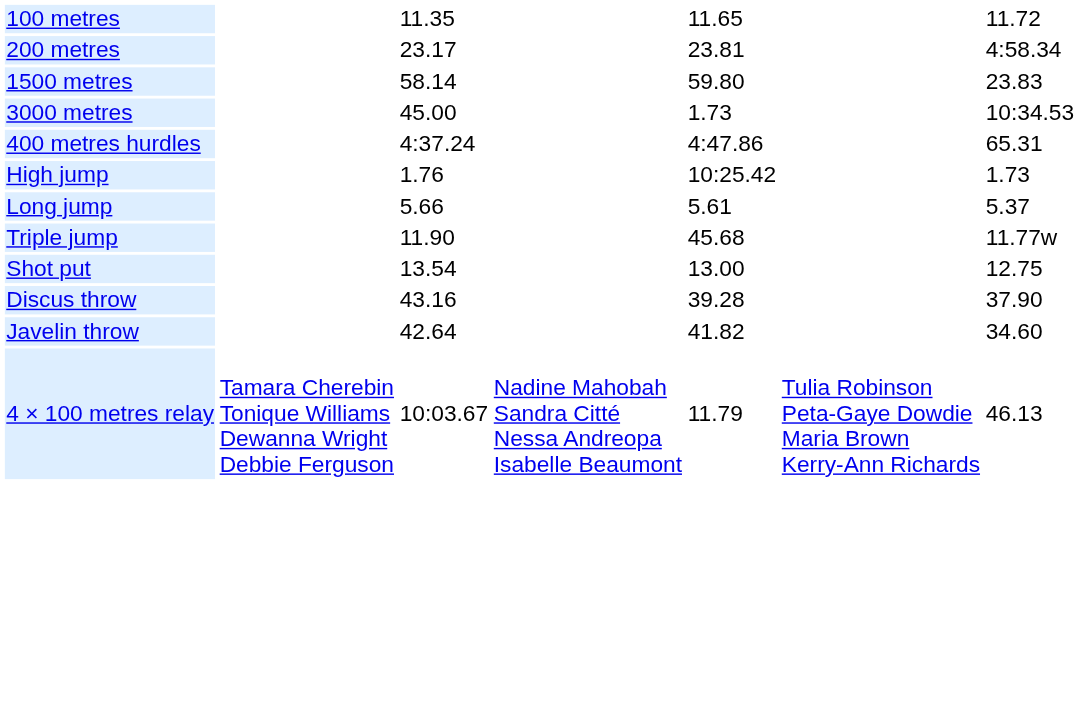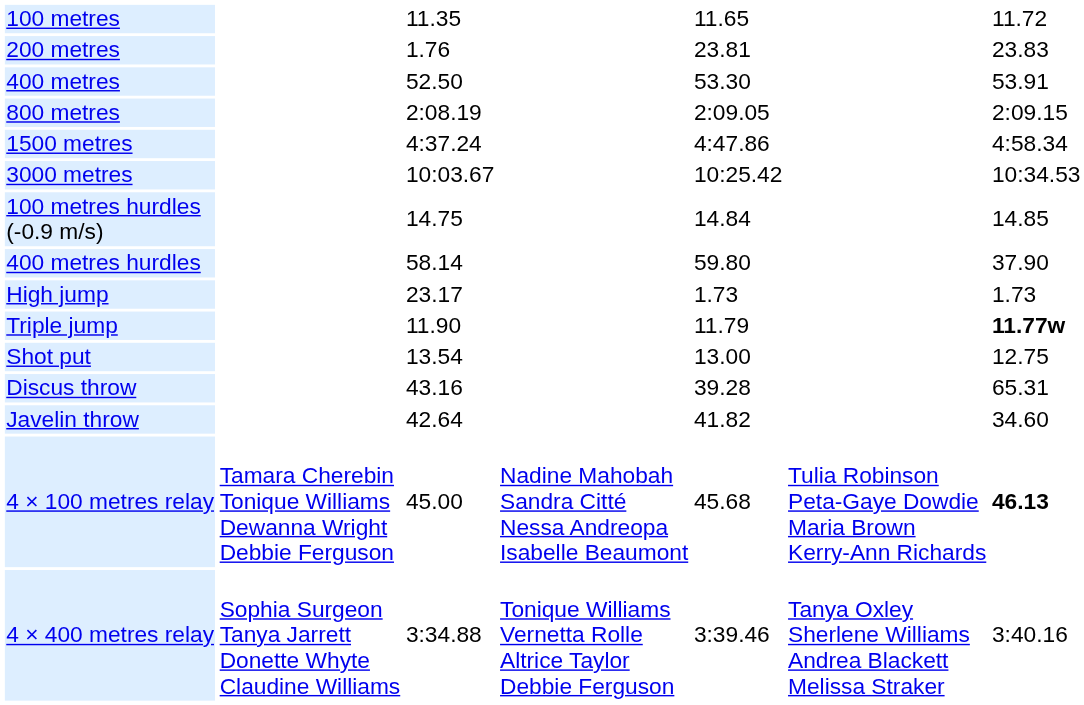(428, 50) 23.17 -> (428, 50) 1.76
(1024, 50) 4:58.34 -> (1020, 50) 23.83
+ row: (63, 81)
+ row: (63, 112)
(428, 81) 58.14 -> (444, 143) 4:37.24
(716, 81) 59.80 -> (732, 143) 4:47.86
(1014, 81) 23.83 -> (1030, 143) 4:58.34
(428, 112) 45.00 -> (450, 175) 10:03.67
(710, 112) 1.73 -> (738, 175) 10:25.42
+ row: (104, 219)
(438, 143) 4:37.24 -> (434, 263) 58.14
(726, 143) 4:47.86 -> (722, 263) 59.80
(1014, 143) 65.31 -> (1020, 263) 37.90
(422, 175) 1.76 -> (434, 294) 23.17
(732, 175) 10:25.42 -> (716, 294) 1.73
- row: (59, 206)
(716, 237) 45.68 -> (722, 325) 11.79
(1021, 237) normal -> (1029, 325) bold
(1014, 299) 37.90 -> (1020, 388) 65.31
(444, 413) 10:03.67 -> (434, 501) 45.00
(715, 413) 11.79 -> (722, 501) 45.68
(1014, 413) normal -> (1020, 501) bold
+ row: (110, 635)
